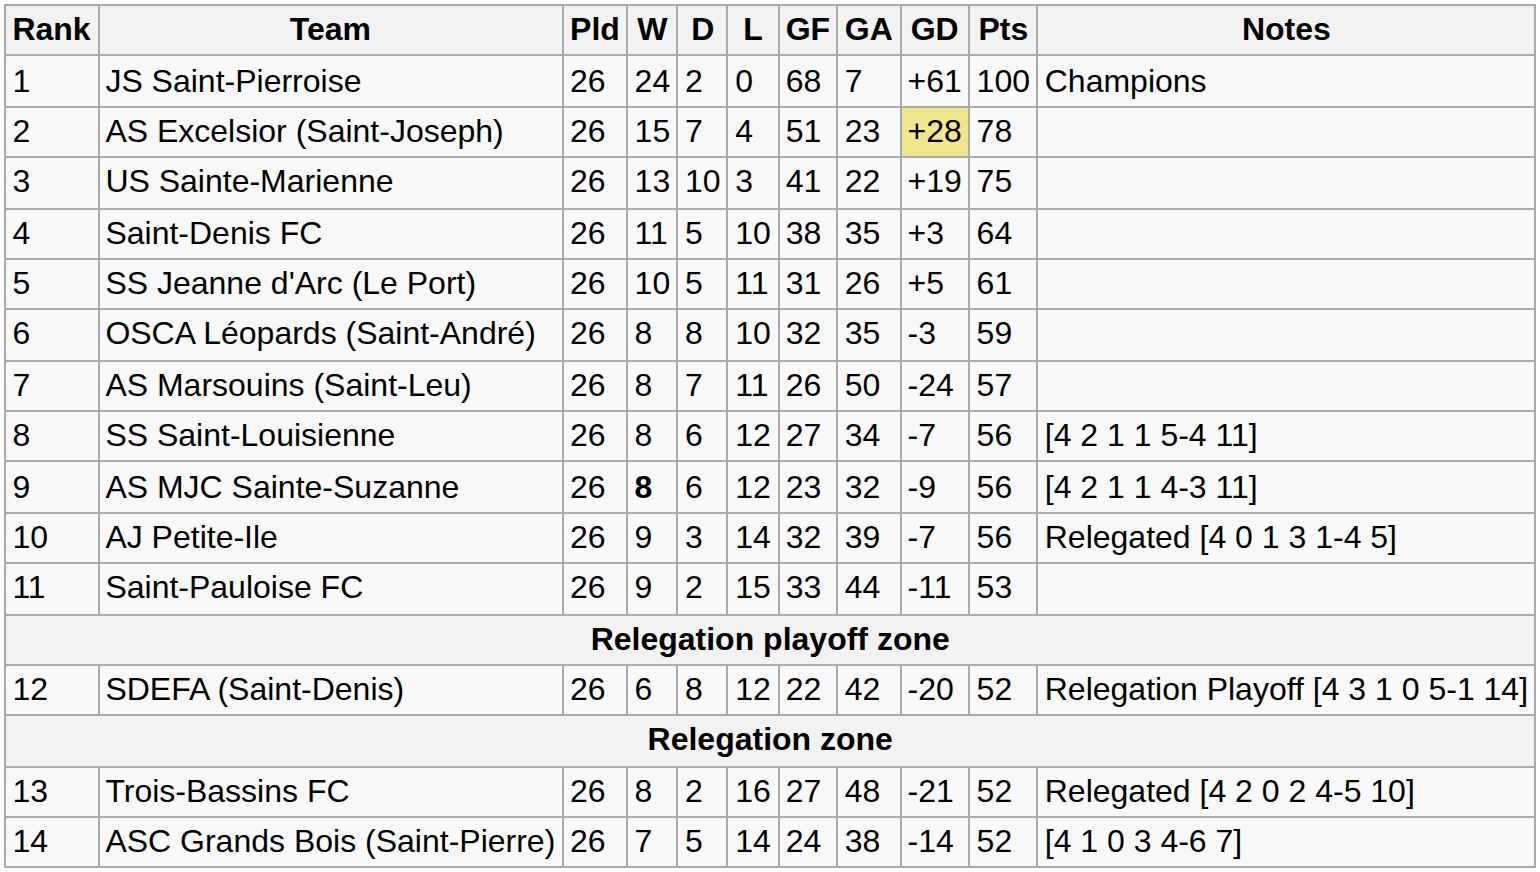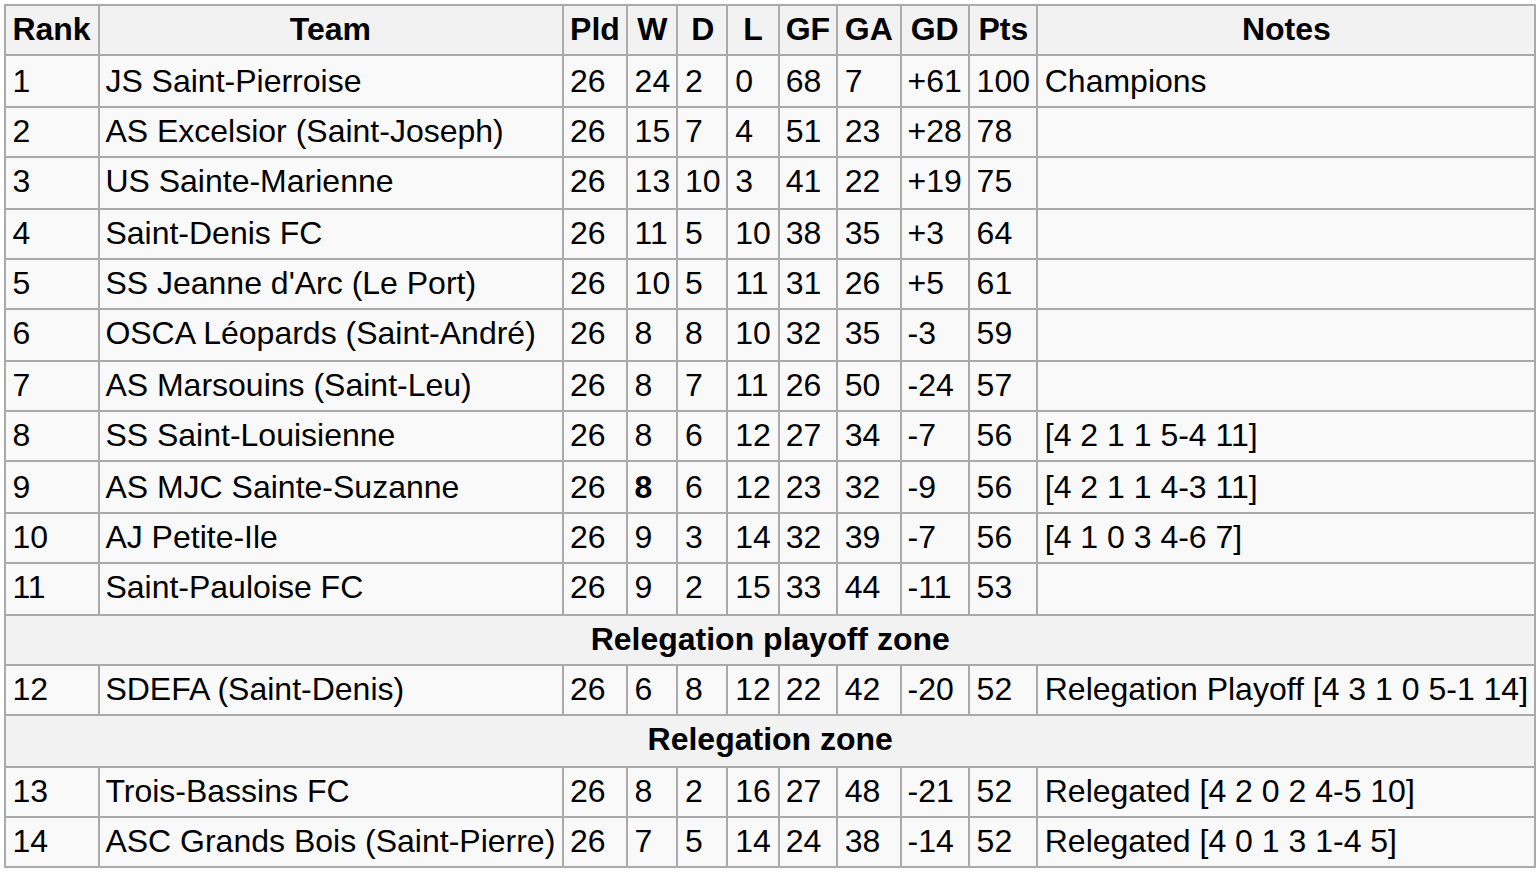(935, 131) khaki background -> (935, 131) no background
(1221, 537) Relegated [4 0 1 3 1-4 5] -> (1143, 537) [4 1 0 3 4-6 7]
(1143, 841) [4 1 0 3 4-6 7] -> (1221, 841) Relegated [4 0 1 3 1-4 5]
